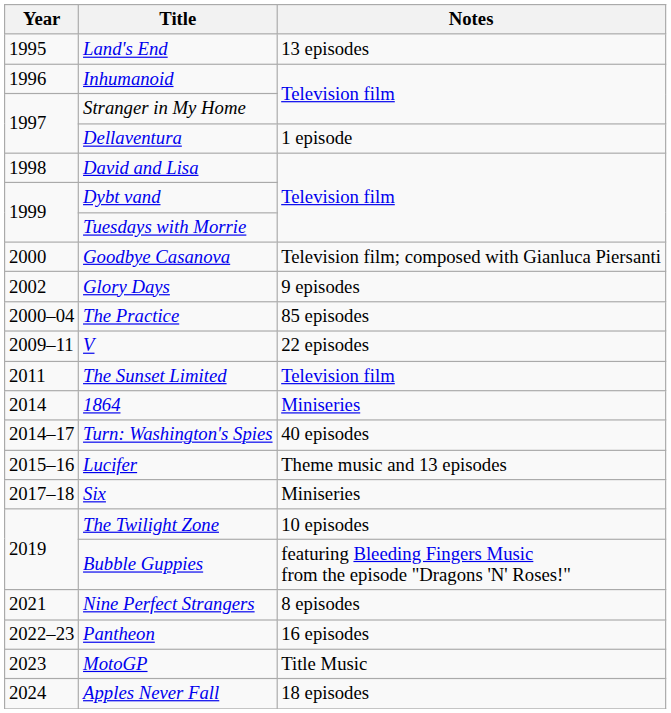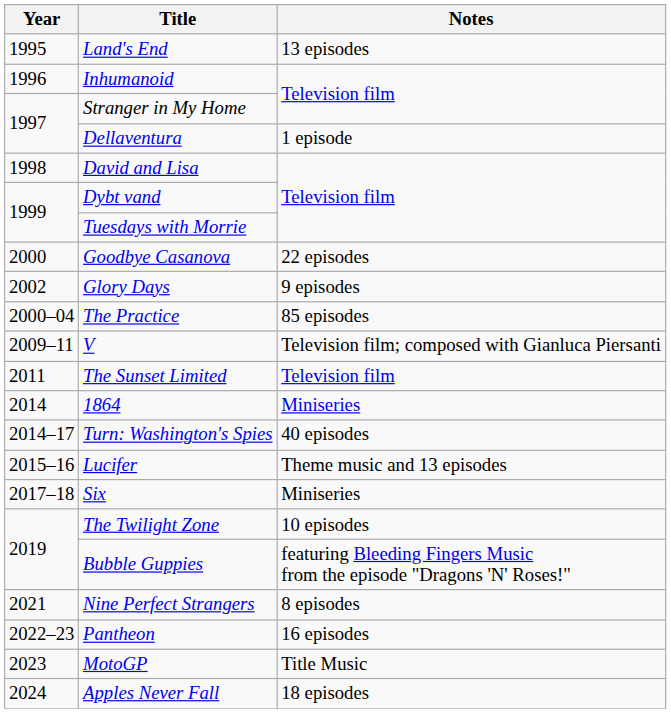(471, 256) Television film; composed with Gianluca Piersanti -> (325, 256) 22 episodes
(325, 345) 22 episodes -> (471, 345) Television film; composed with Gianluca Piersanti
